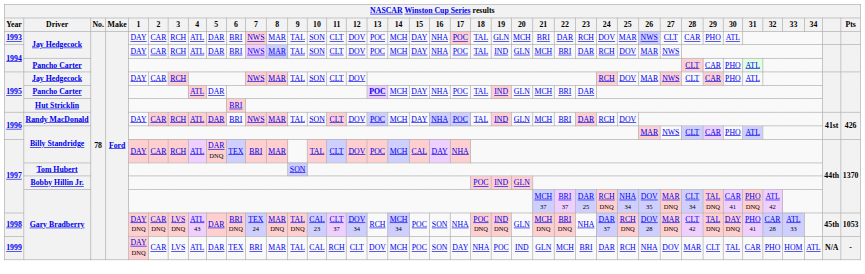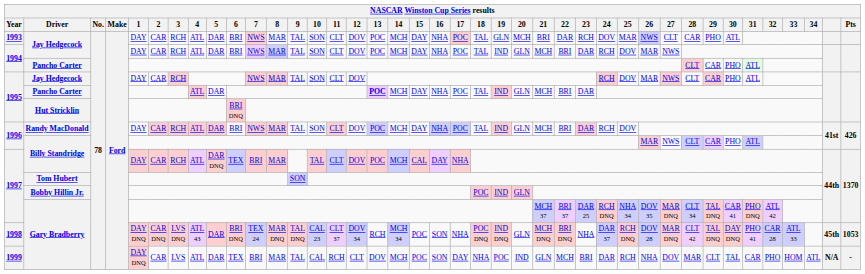(236, 105) BRI -> (236, 110) BRI DNQ
